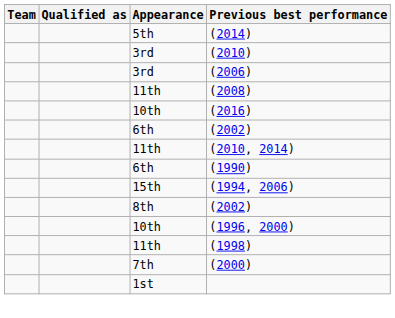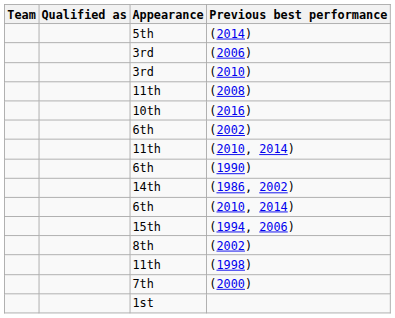rows swapped: (143, 53) <-> (143, 72)
+ row: (147, 188)
+ row: (143, 207)
- row: (147, 226)
